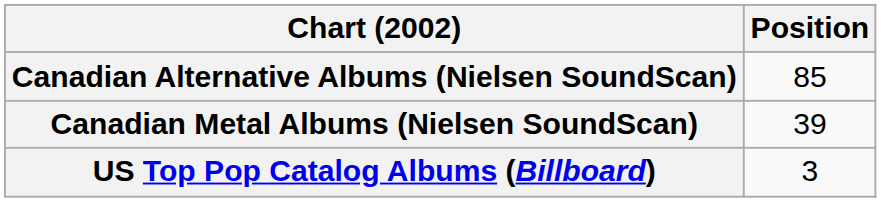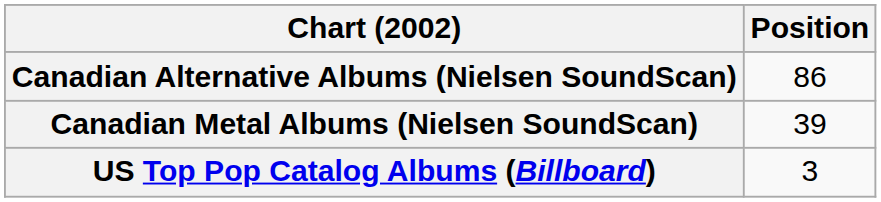(810, 76) 85 -> (810, 76) 86
